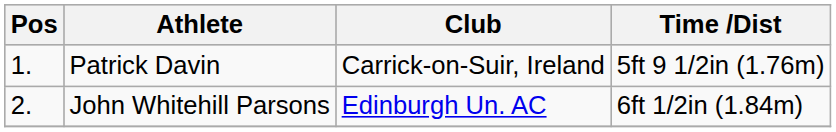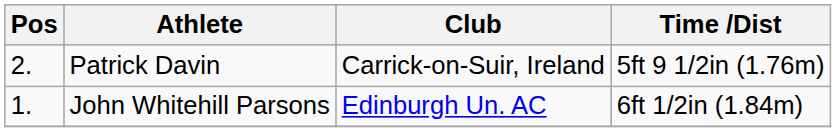(21, 65) 1. -> (21, 65) 2.
(21, 106) 2. -> (21, 106) 1.
